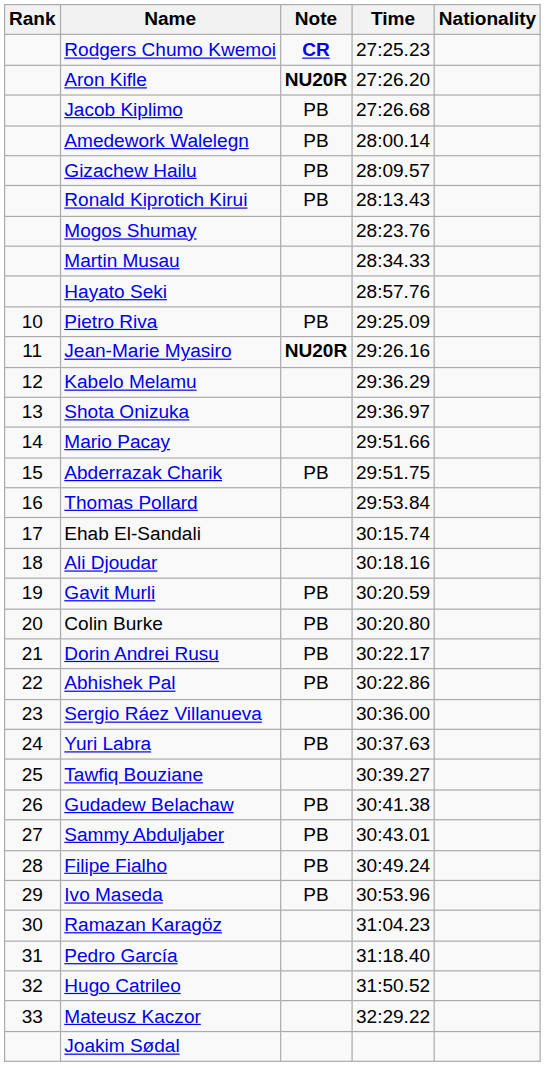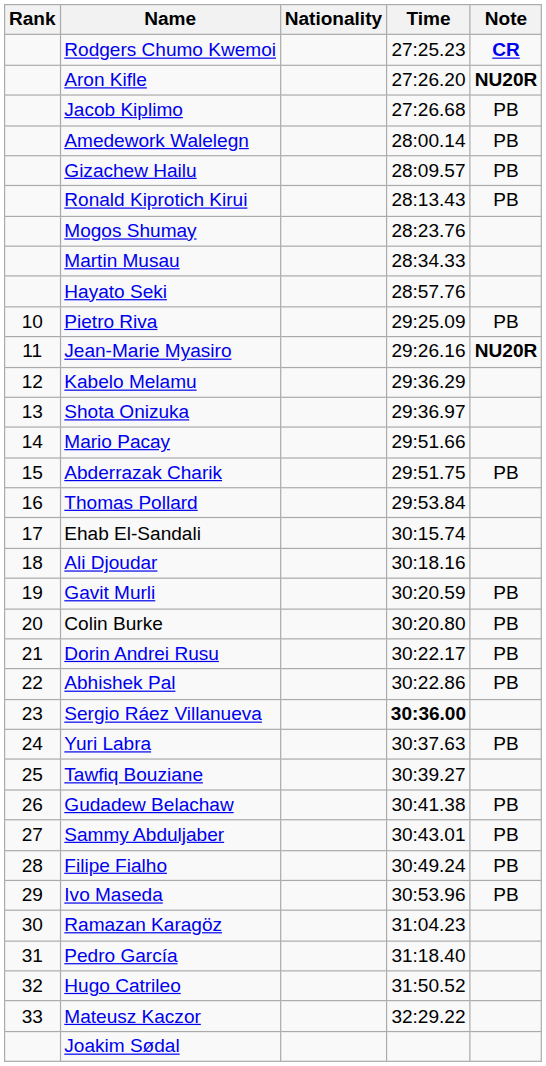columns swapped: (488, 19) <-> (316, 19)
(393, 714) normal -> (428, 714) bold
